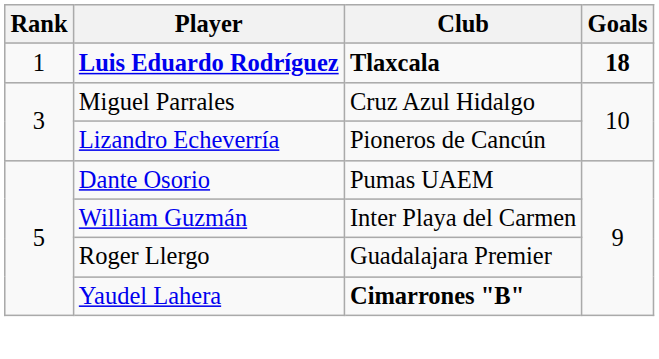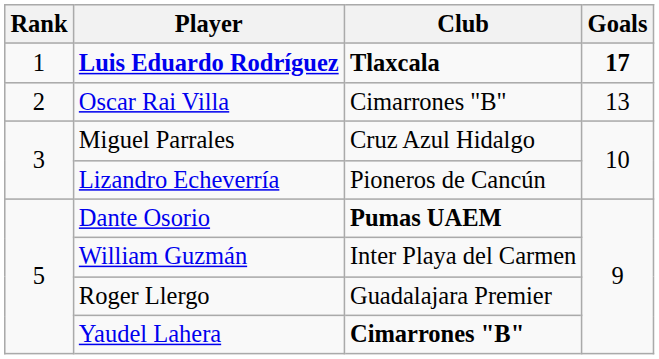(618, 62) 18 -> (618, 62) 17
+ row: (154, 101)
(422, 179) normal -> (426, 218) bold
